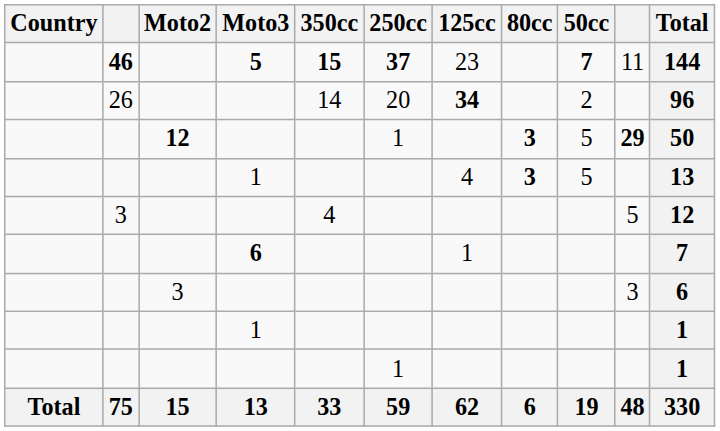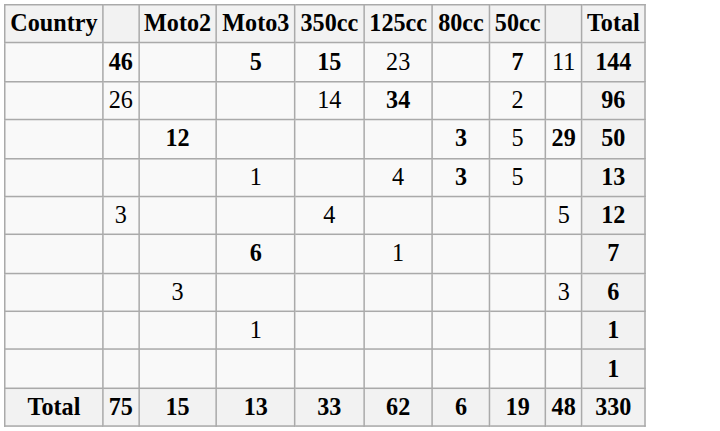- column: (398, 23)
